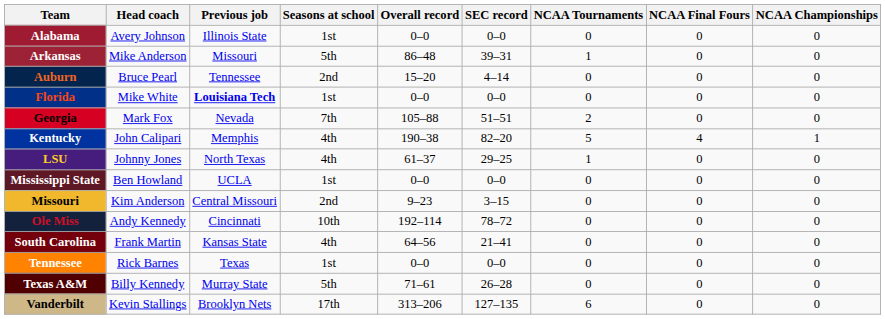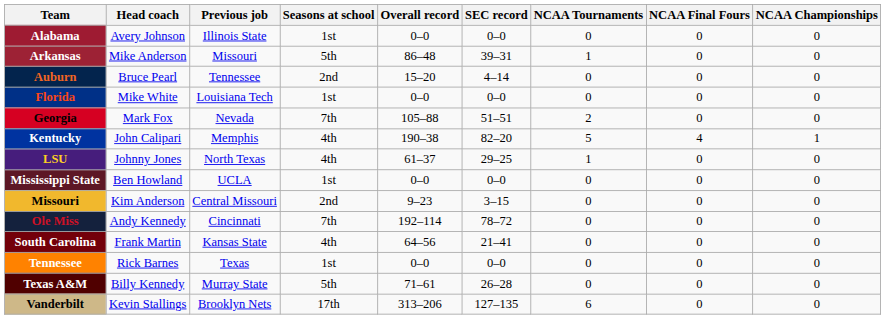(235, 97) bold -> (235, 97) normal
(329, 221) 10th -> (329, 221) 7th
